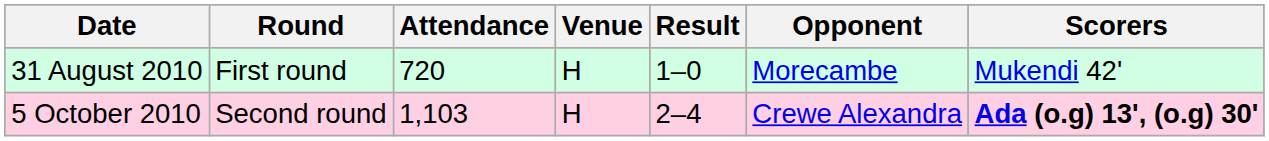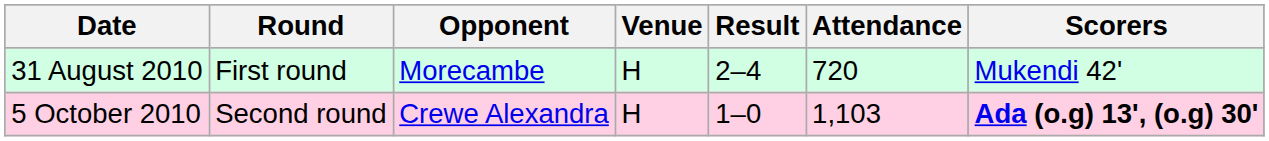columns swapped: (857, 26) <-> (474, 26)
(679, 69) 1–0 -> (738, 69) 2–4
(679, 113) 2–4 -> (738, 113) 1–0
